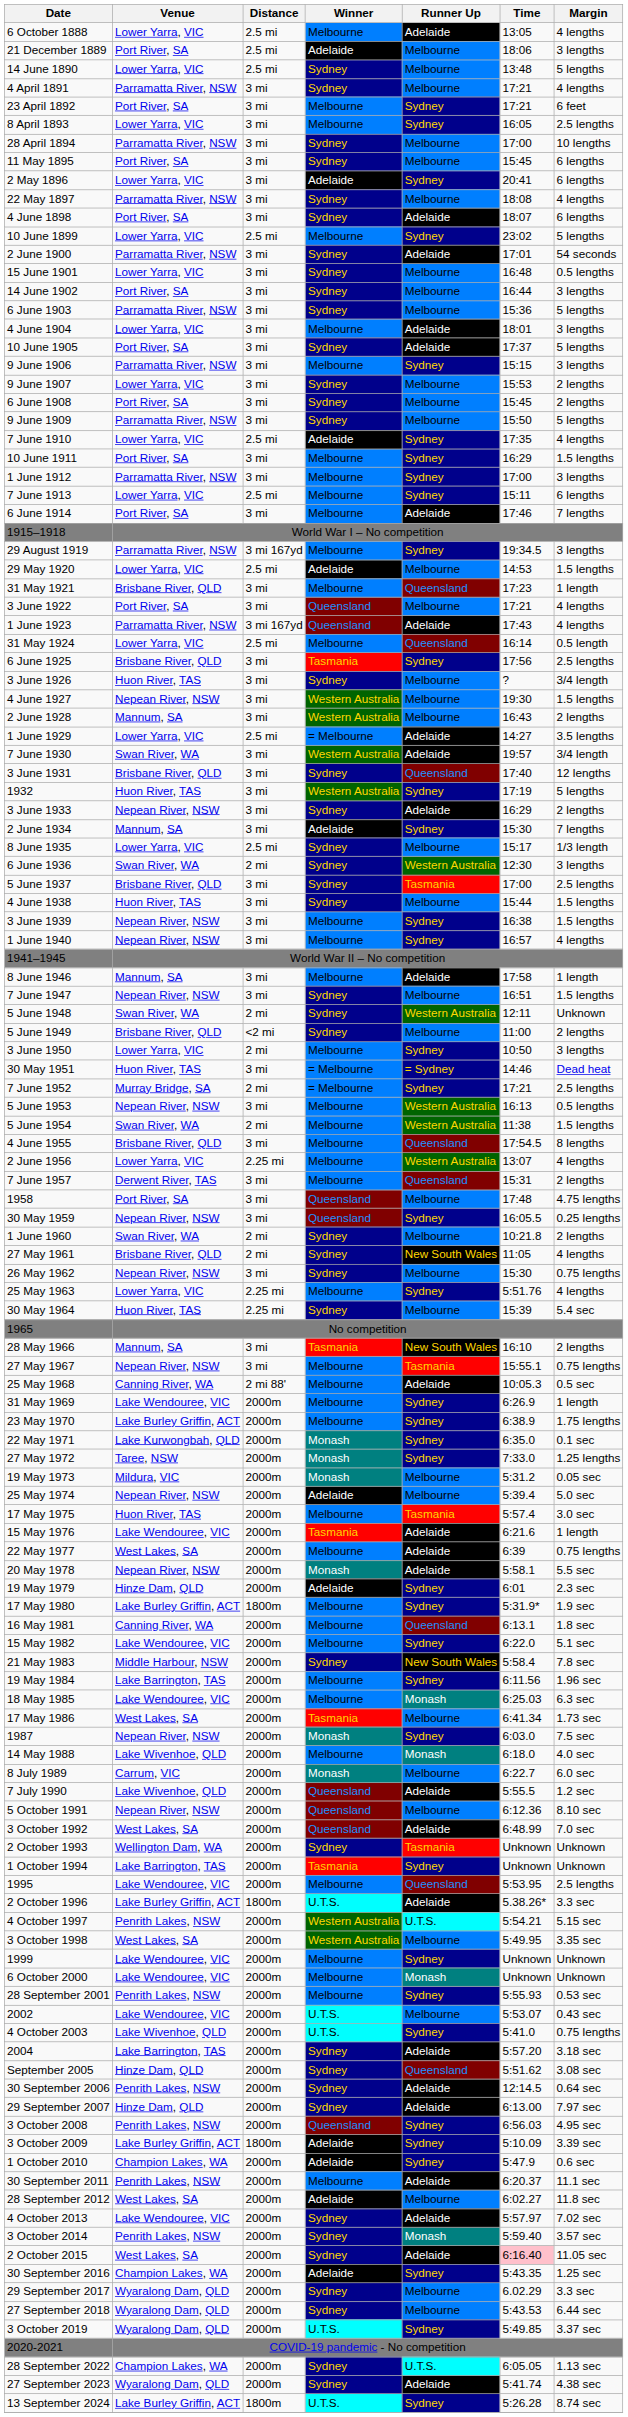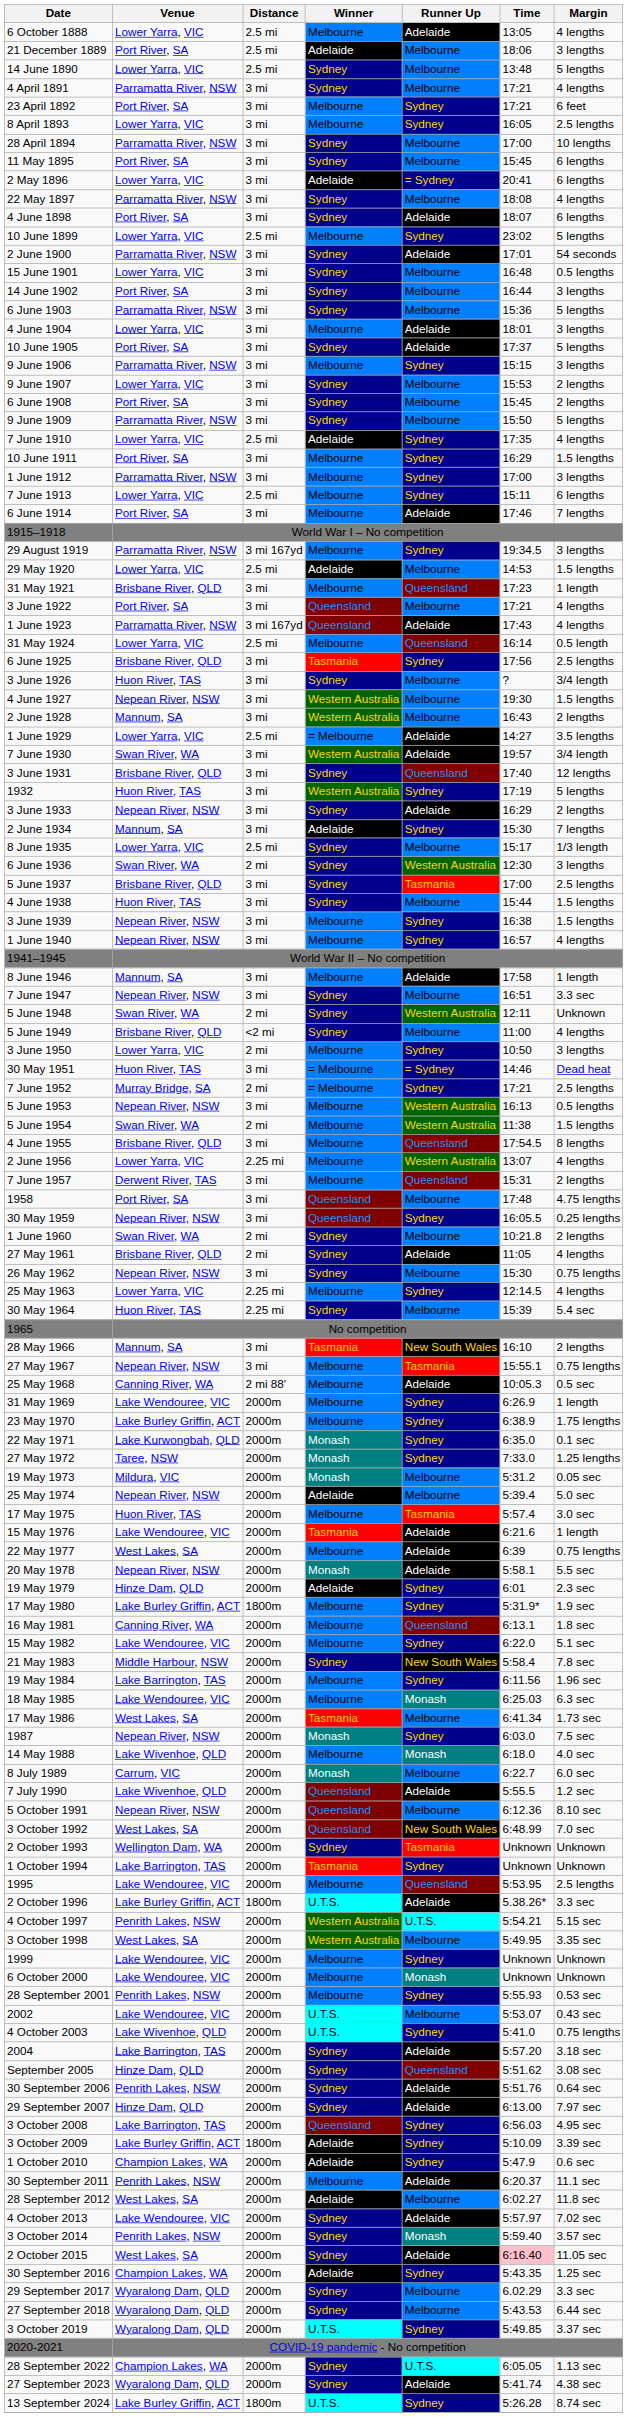(424, 180) Sydney -> (429, 180) = Sydney
(585, 995) 1.5 lengths -> (575, 995) 3.3 sec
(580, 1032) 2 lengths -> (580, 1032) 4 lengths
(451, 1254) New South Wales -> (427, 1254) Adelaide
(522, 1291) 5:51.76 -> (522, 1291) 12:14.5
(427, 1829) Adelaide -> (451, 1829) New South Wales
(522, 2088) 12:14.5 -> (522, 2088) 5:51.76
(168, 2125) Penrith Lakes, NSW -> (170, 2125) Lake Barrington, TAS
